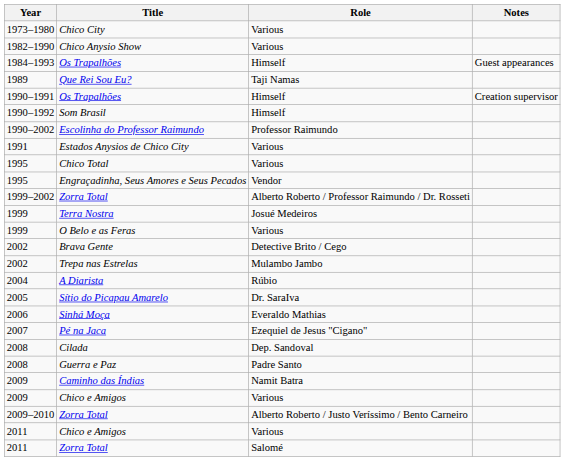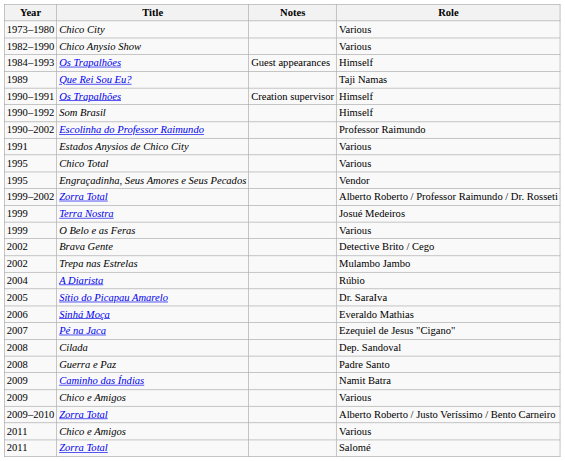columns swapped: (361, 12) <-> (516, 12)
